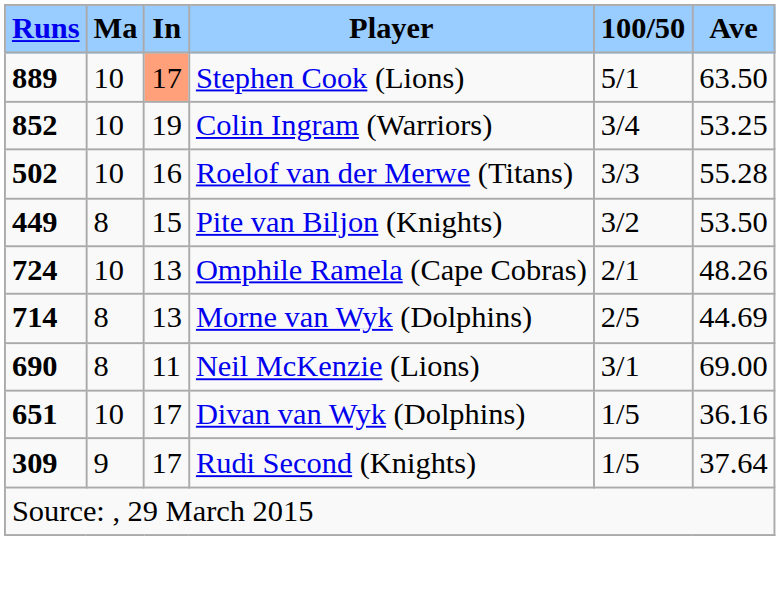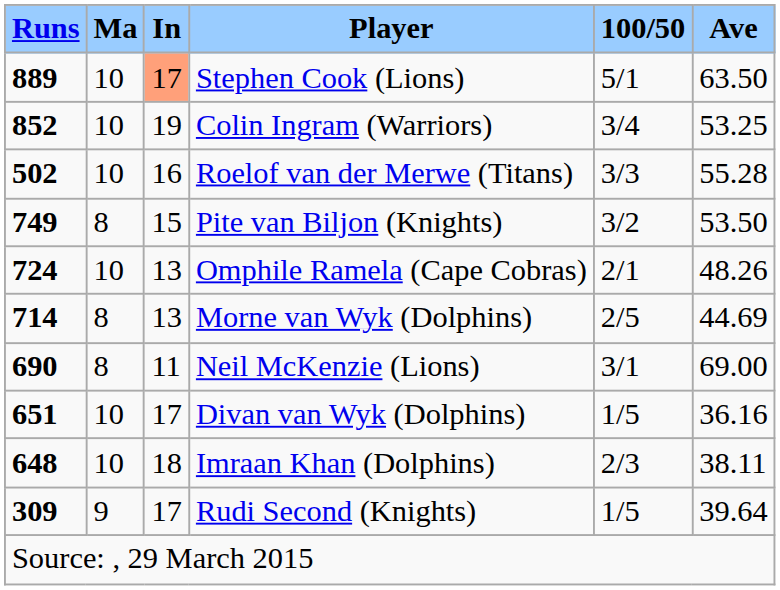(35, 221) 449 -> (35, 221) 749
+ row: (345, 462)
(733, 462) 37.64 -> (733, 510) 39.64
